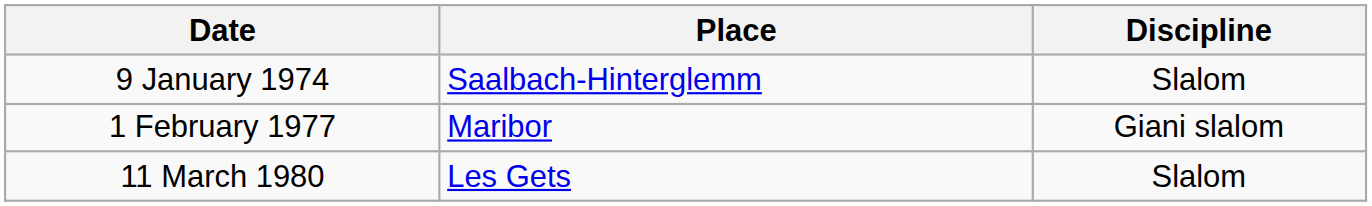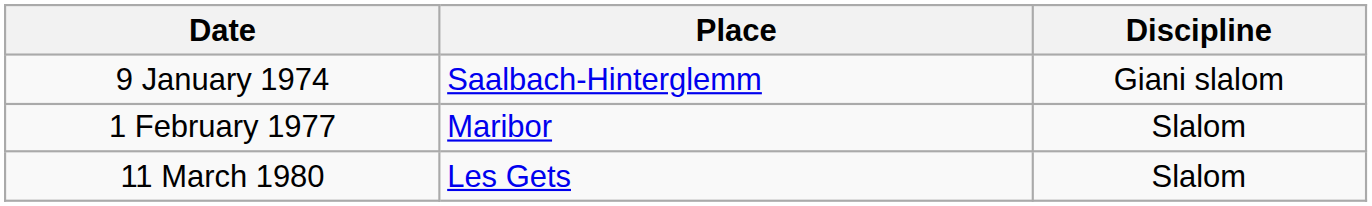(1199, 79) Slalom -> (1199, 79) Giani slalom
(1199, 128) Giani slalom -> (1199, 128) Slalom
